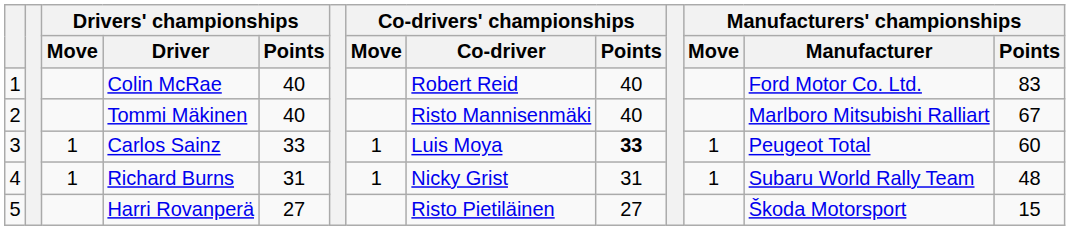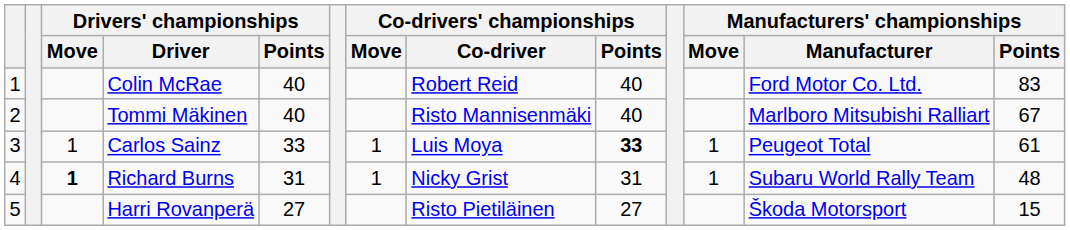(1030, 146) 60 -> (1030, 146) 61
(72, 178) normal -> (72, 178) bold
